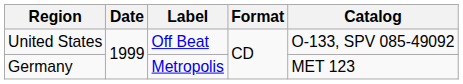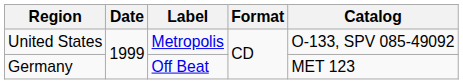(180, 41) Off Beat -> (188, 41) Metropolis
(188, 66) Metropolis -> (180, 66) Off Beat
